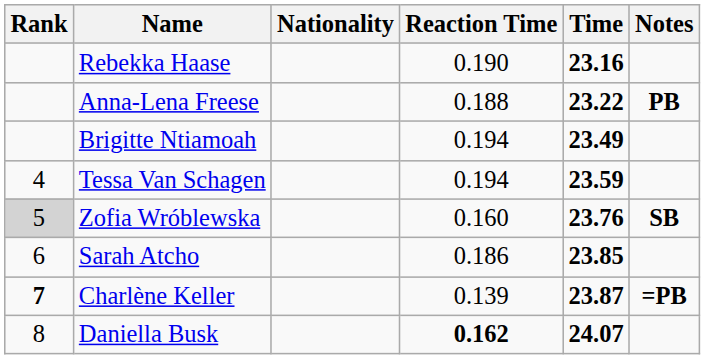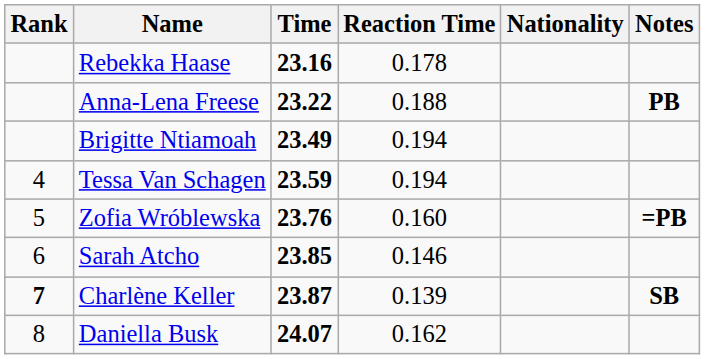columns swapped: (335, 23) <-> (596, 23)
(481, 62) 0.190 -> (419, 62) 0.178
(39, 218) lightgrey background -> (39, 218) no background
(664, 218) SB -> (664, 218) =PB
(481, 256) 0.186 -> (419, 256) 0.146
(664, 295) =PB -> (664, 295) SB
(481, 334) bold -> (419, 334) normal
